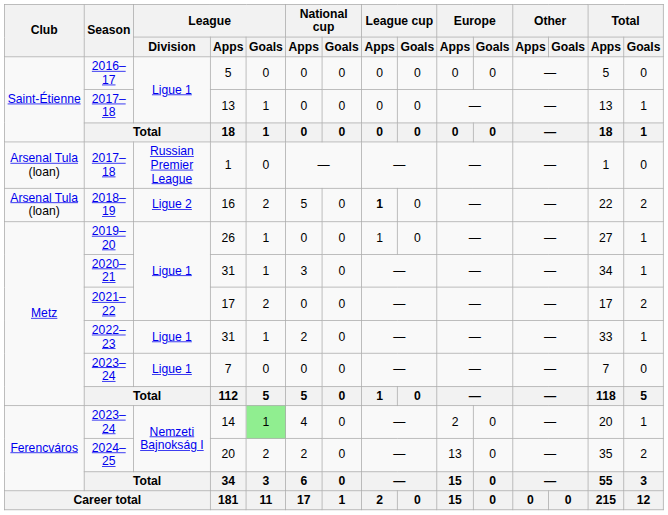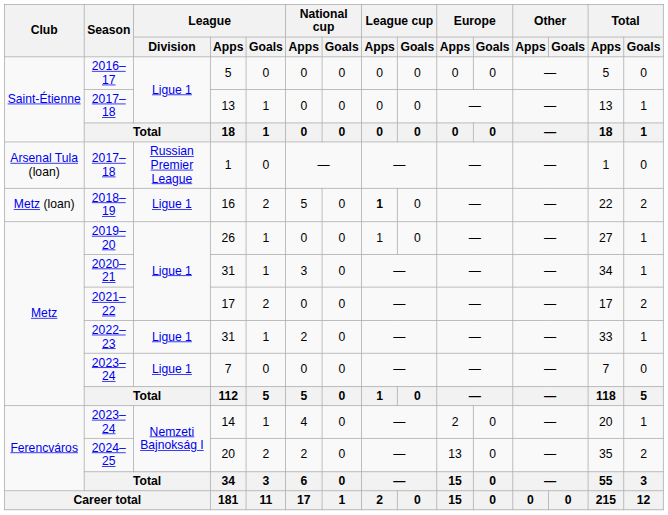(44, 205) Arsenal Tula (loan) -> (44, 205) Metz (loan)
(172, 205) Ligue 2 -> (172, 205) Ligue 1
(266, 422) lightgreen background -> (266, 422) no background
